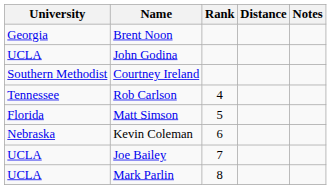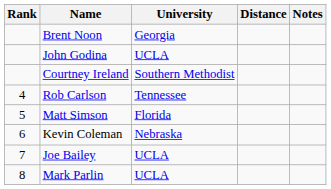columns swapped: (220, 14) <-> (57, 14)
